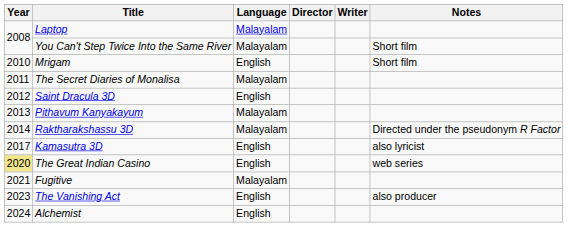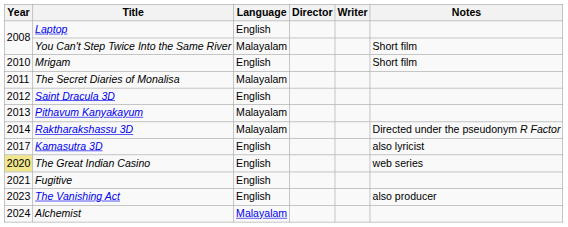(262, 29) Malayalam -> (253, 29) English
(262, 180) Malayalam -> (253, 180) English
(253, 213) English -> (262, 213) Malayalam
